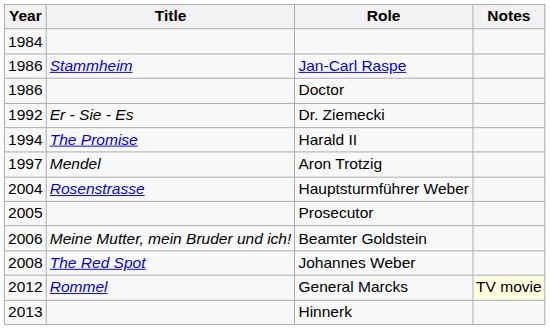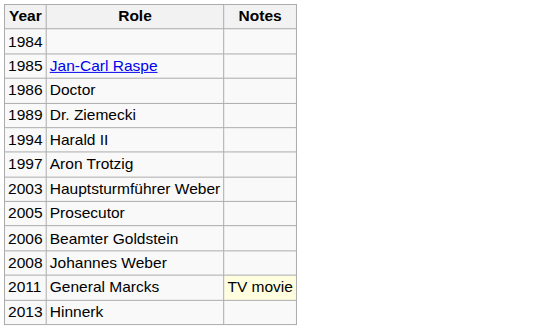- column: (171, 16)
(25, 66) 1986 -> (25, 66) 1985
(25, 115) 1992 -> (25, 115) 1989
(25, 189) 2004 -> (25, 189) 2003
(25, 287) 2012 -> (25, 287) 2011
